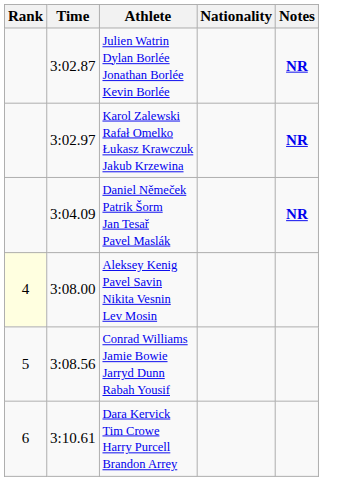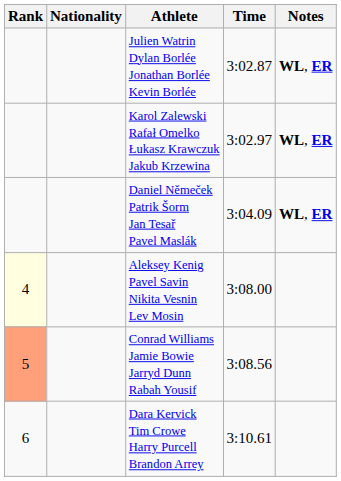columns swapped: (236, 16) <-> (73, 16)
(297, 65) NR -> (306, 65) WL, ER
(297, 140) NR -> (306, 140) WL, ER
(297, 214) NR -> (306, 214) WL, ER
(25, 364) no background -> (25, 364) lightsalmon background
